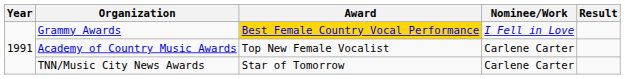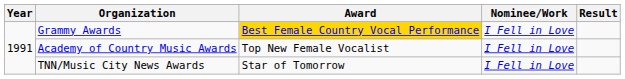(529, 48) Carlene Carter -> (529, 48) I Fell in Love
(529, 65) Carlene Carter -> (529, 65) I Fell in Love
